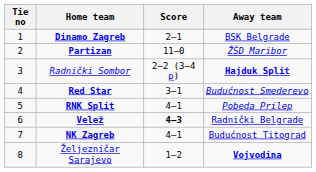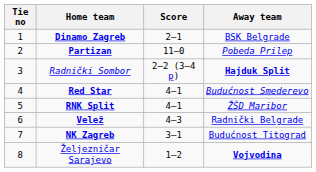(257, 51) ŽŠD Maribor -> (257, 51) Pobeda Prilep
(174, 91) 3–1 -> (174, 91) 4–1
(257, 105) Pobeda Prilep -> (257, 105) ŽŠD Maribor
(174, 120) bold -> (174, 120) normal
(174, 135) 4–1 -> (174, 135) 3–1
